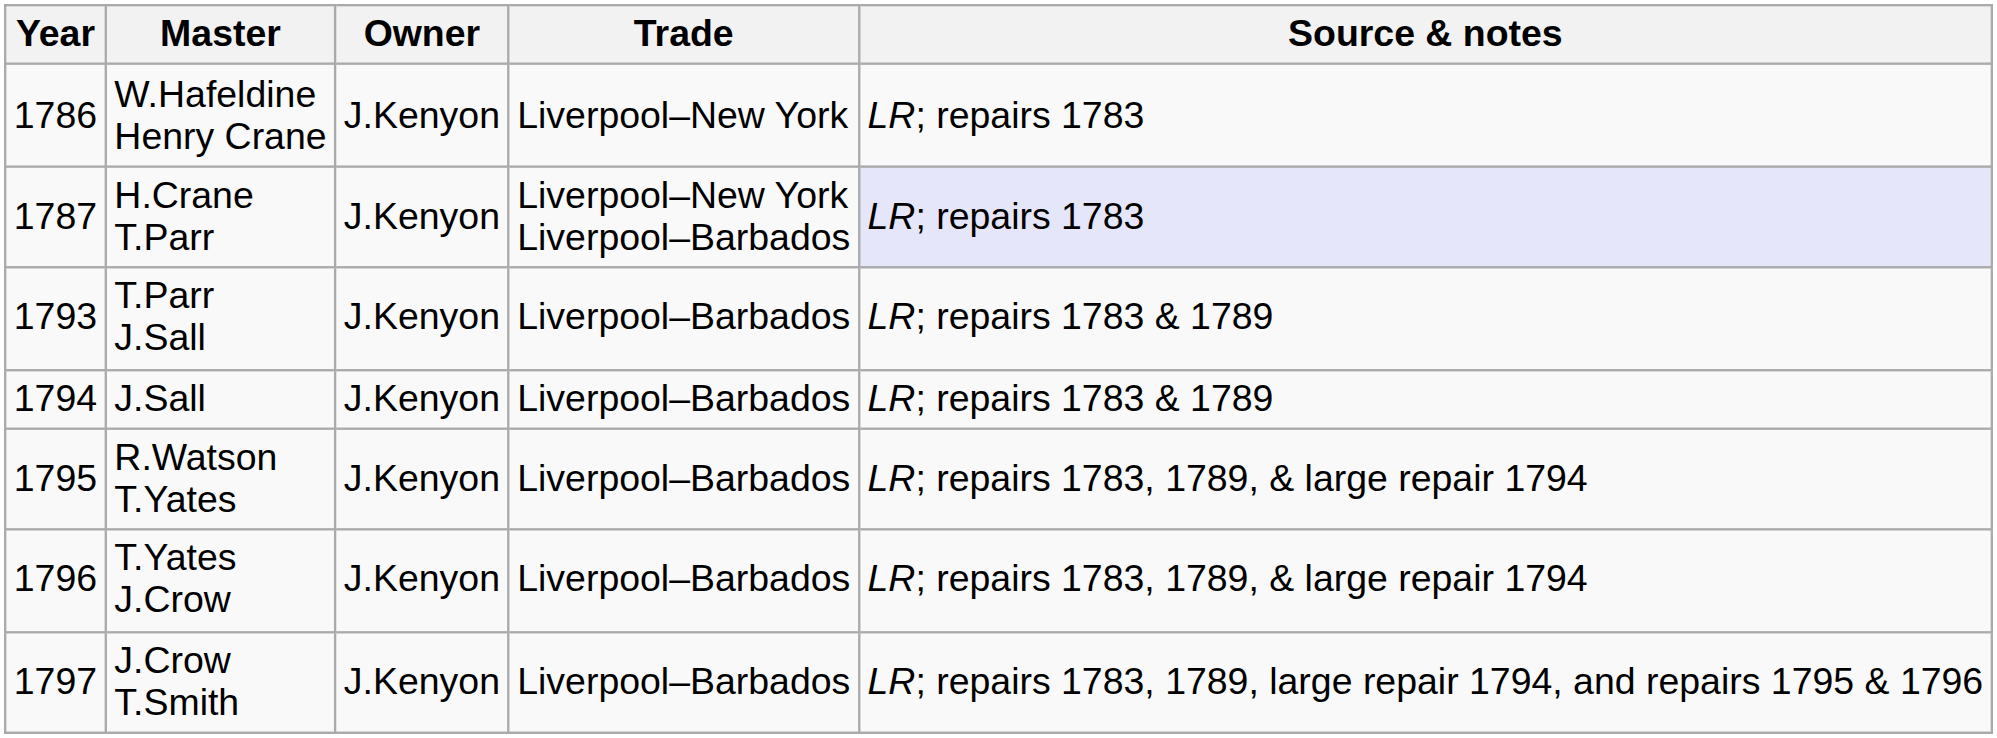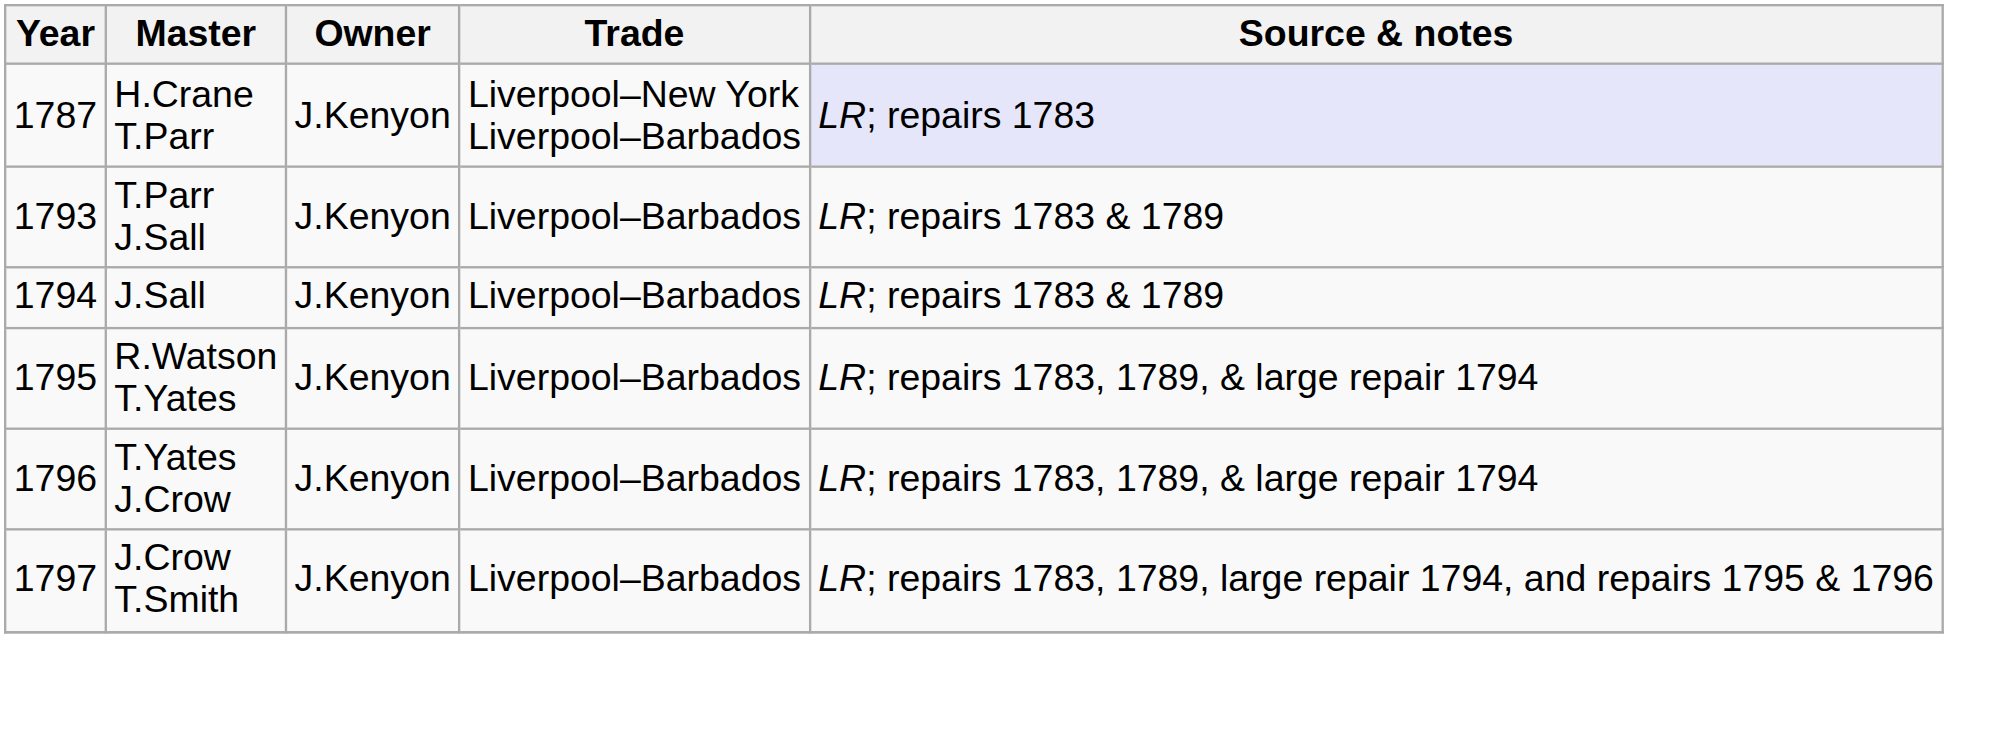- row: (220, 114)
